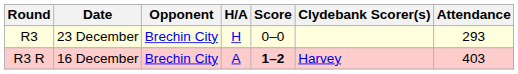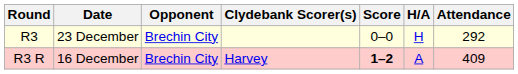columns swapped: (236, 15) <-> (364, 15)
(474, 36) 293 -> (474, 36) 292
(474, 58) 403 -> (474, 58) 409
